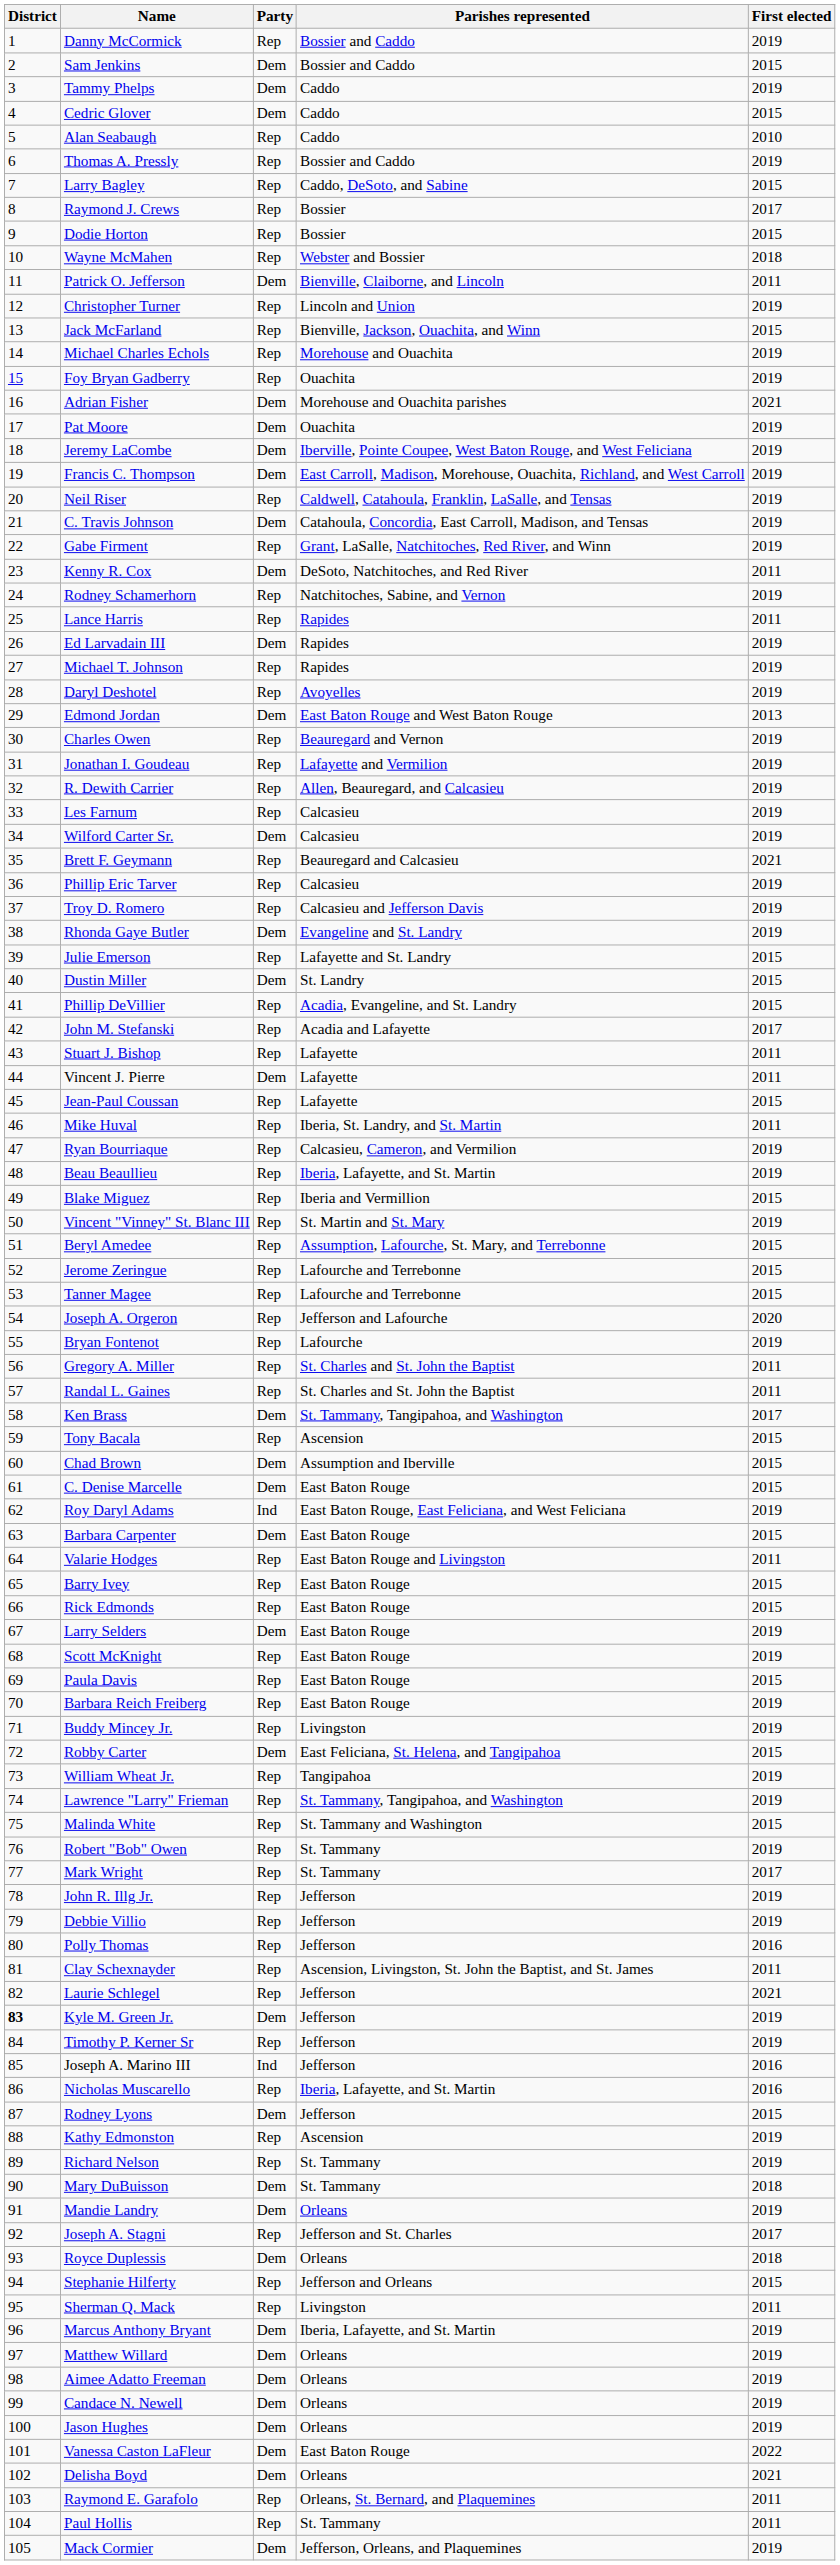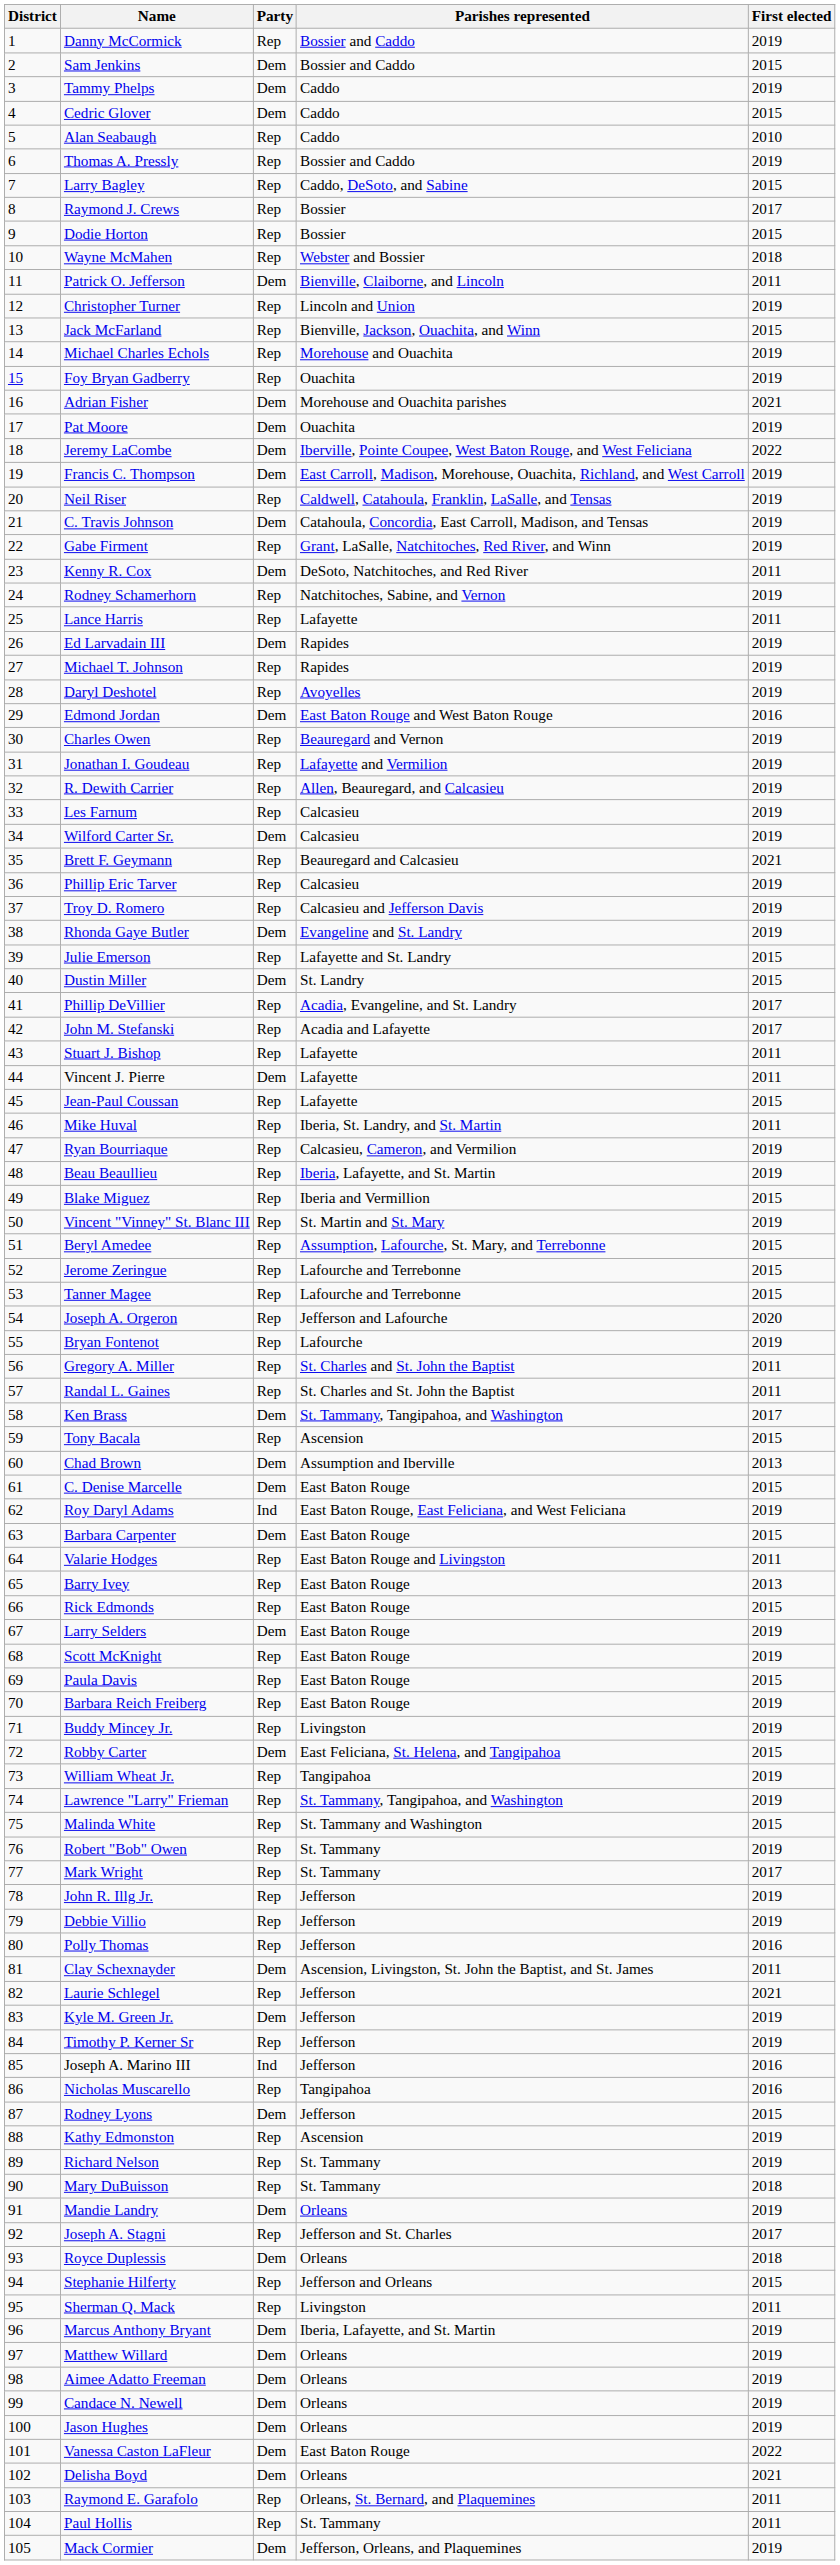(767, 450) 2019 -> (767, 450) 2022
(324, 619) Rapides -> (329, 619) Lafayette
(767, 715) 2013 -> (767, 715) 2016
(767, 1004) 2015 -> (767, 1004) 2017
(767, 1462) 2015 -> (767, 1462) 2013
(767, 1583) 2015 -> (767, 1583) 2013
(269, 1969) Rep -> (271, 1969) Dem
(16, 2017) bold -> (16, 2017) normal
(398, 2089) Iberia, Lafayette, and St. Martin -> (335, 2089) Tangipahoa
(271, 2186) Dem -> (269, 2186) Rep
